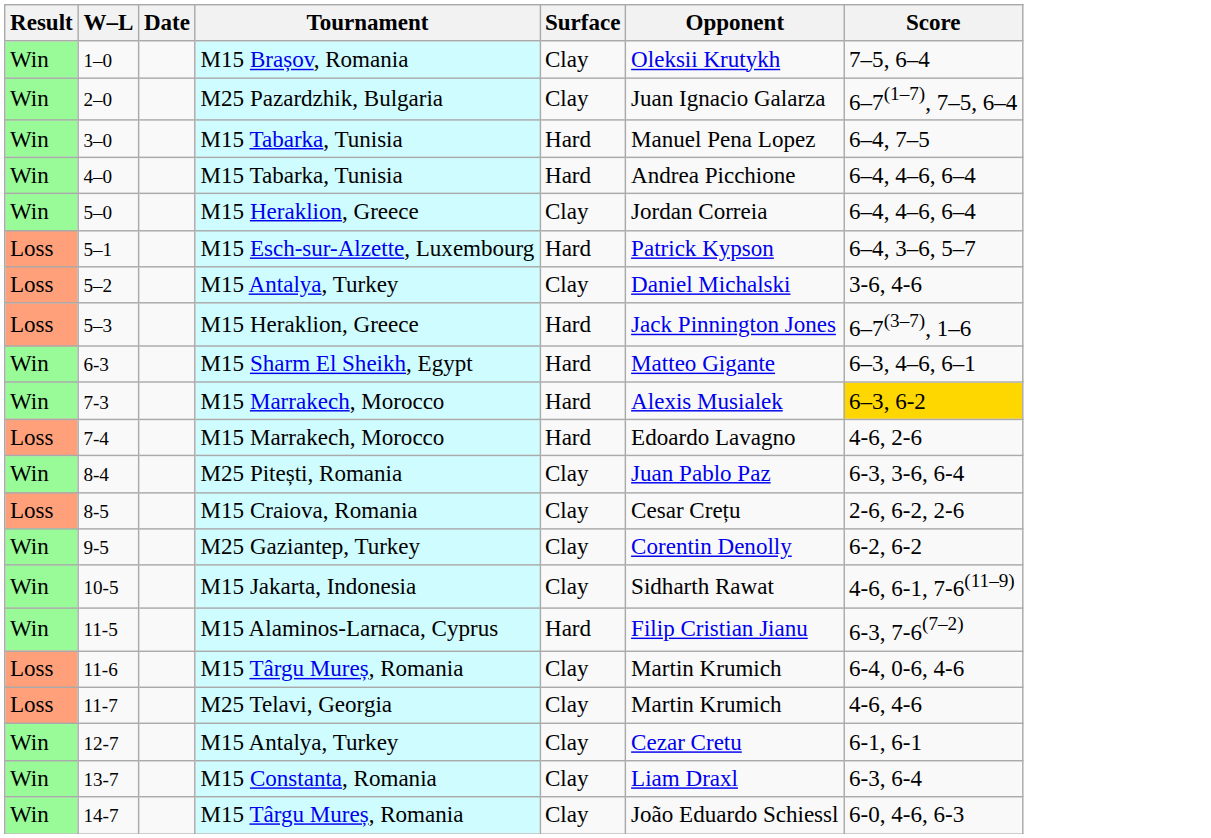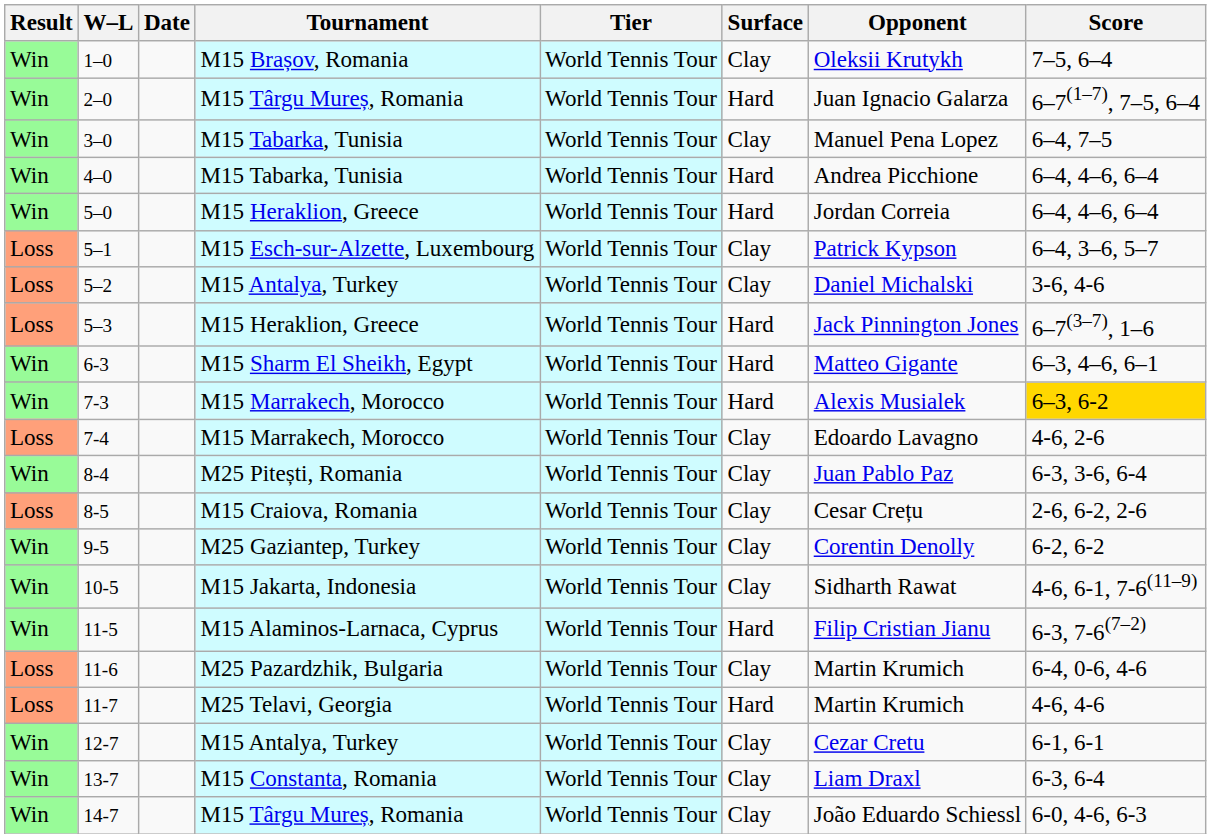+ column: (631, 22)
(322, 98) M25 Pazardzhik, Bulgaria -> (332, 98) M15 Târgu Mureș, Romania
(567, 98) Clay -> (751, 98) Hard
(568, 138) Hard -> (749, 138) Clay
(567, 211) Clay -> (751, 211) Hard
(568, 248) Hard -> (749, 248) Clay
(568, 437) Hard -> (749, 437) Clay
(332, 668) M15 Târgu Mureș, Romania -> (322, 668) M25 Pazardzhik, Bulgaria
(567, 705) Clay -> (751, 705) Hard
